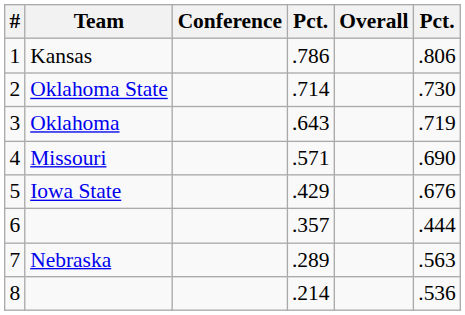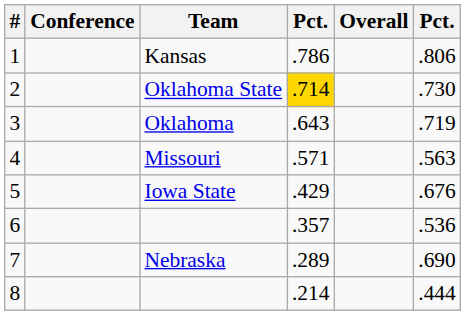columns swapped: (99, 21) <-> (230, 21)
(311, 89) no background -> (311, 89) gold background
(437, 157) .690 -> (437, 157) .563
(437, 225) .444 -> (437, 225) .536
(437, 259) .563 -> (437, 259) .690
(437, 293) .536 -> (437, 293) .444
